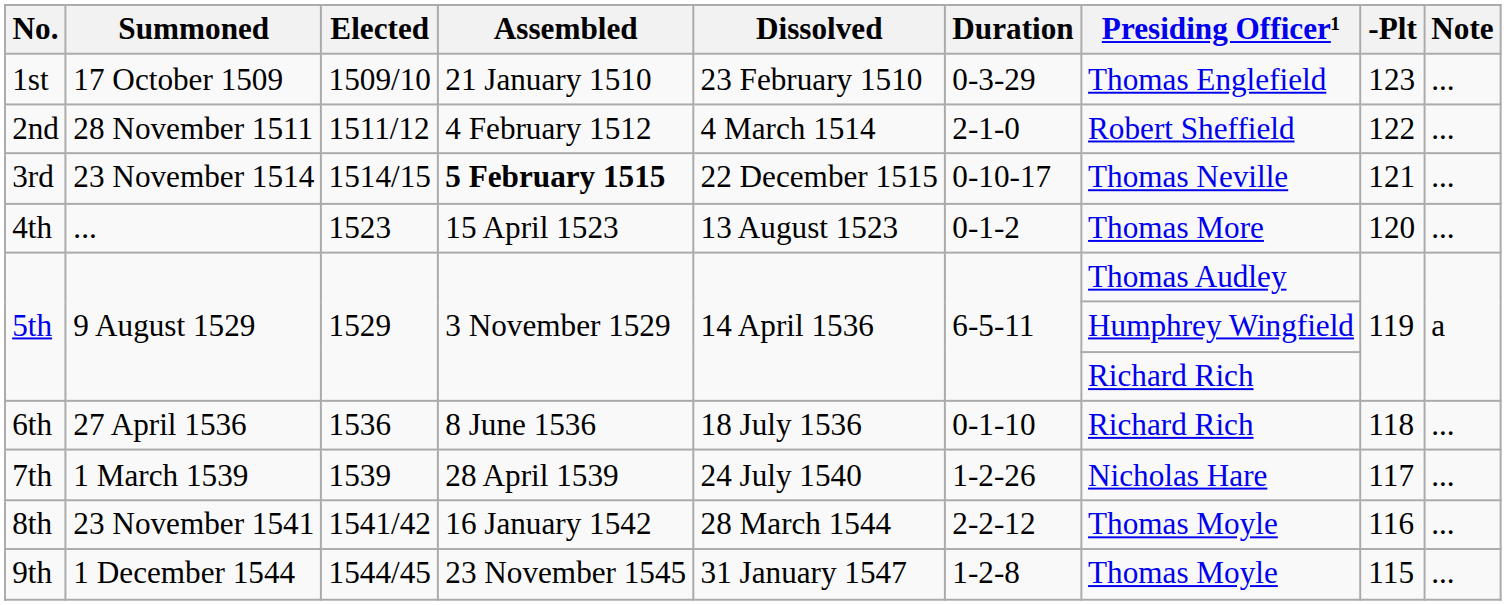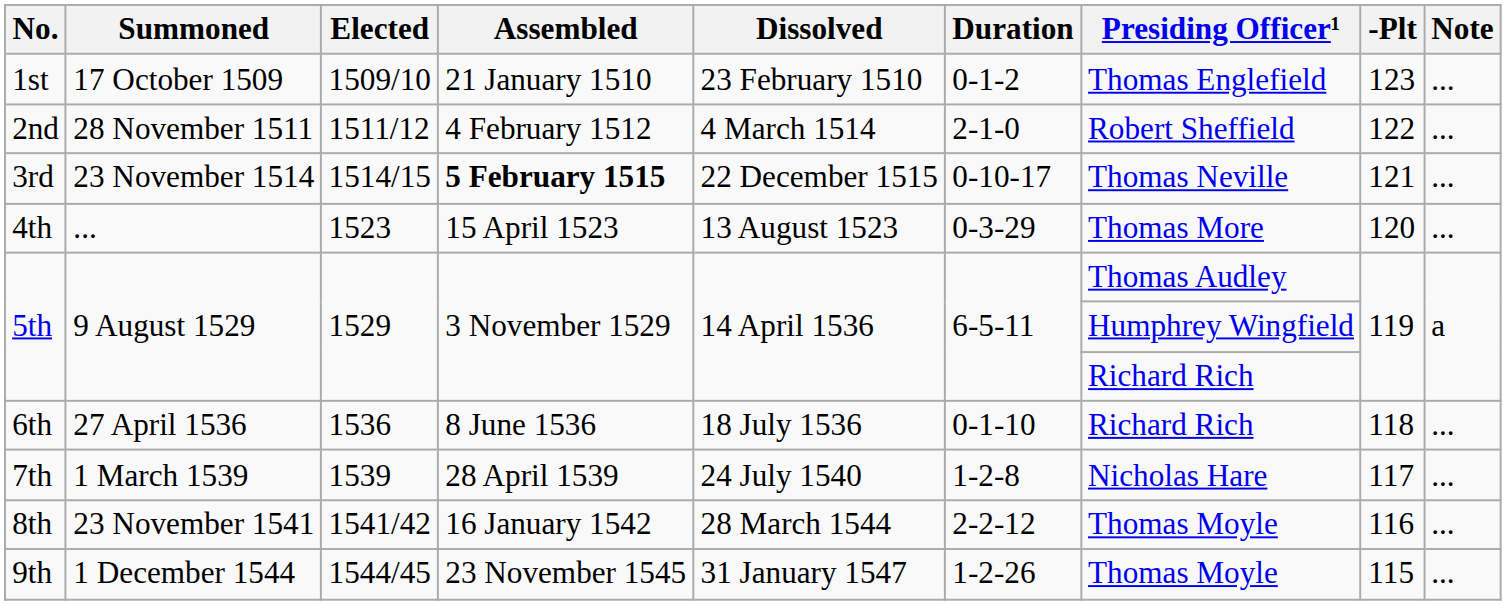(994, 78) 0-3-29 -> (986, 78) 0-1-2
(986, 227) 0-1-2 -> (994, 227) 0-3-29
(994, 474) 1-2-26 -> (986, 474) 1-2-8
(986, 573) 1-2-8 -> (994, 573) 1-2-26
